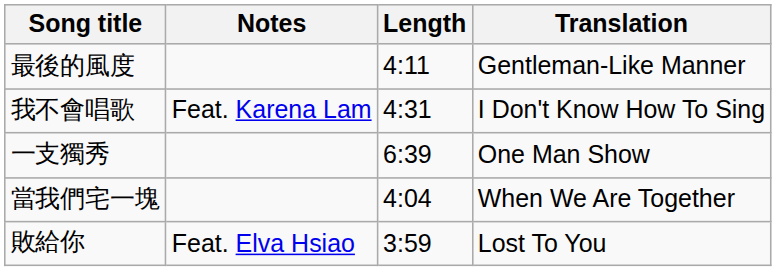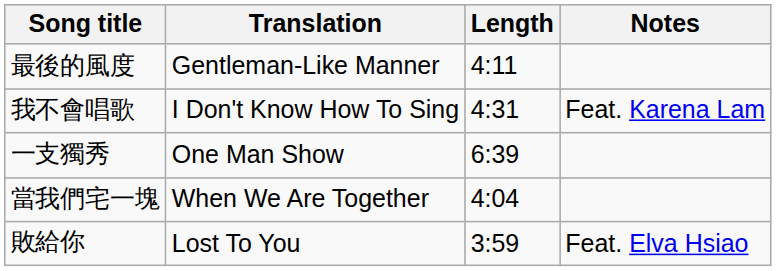columns swapped: (621, 24) <-> (272, 24)
